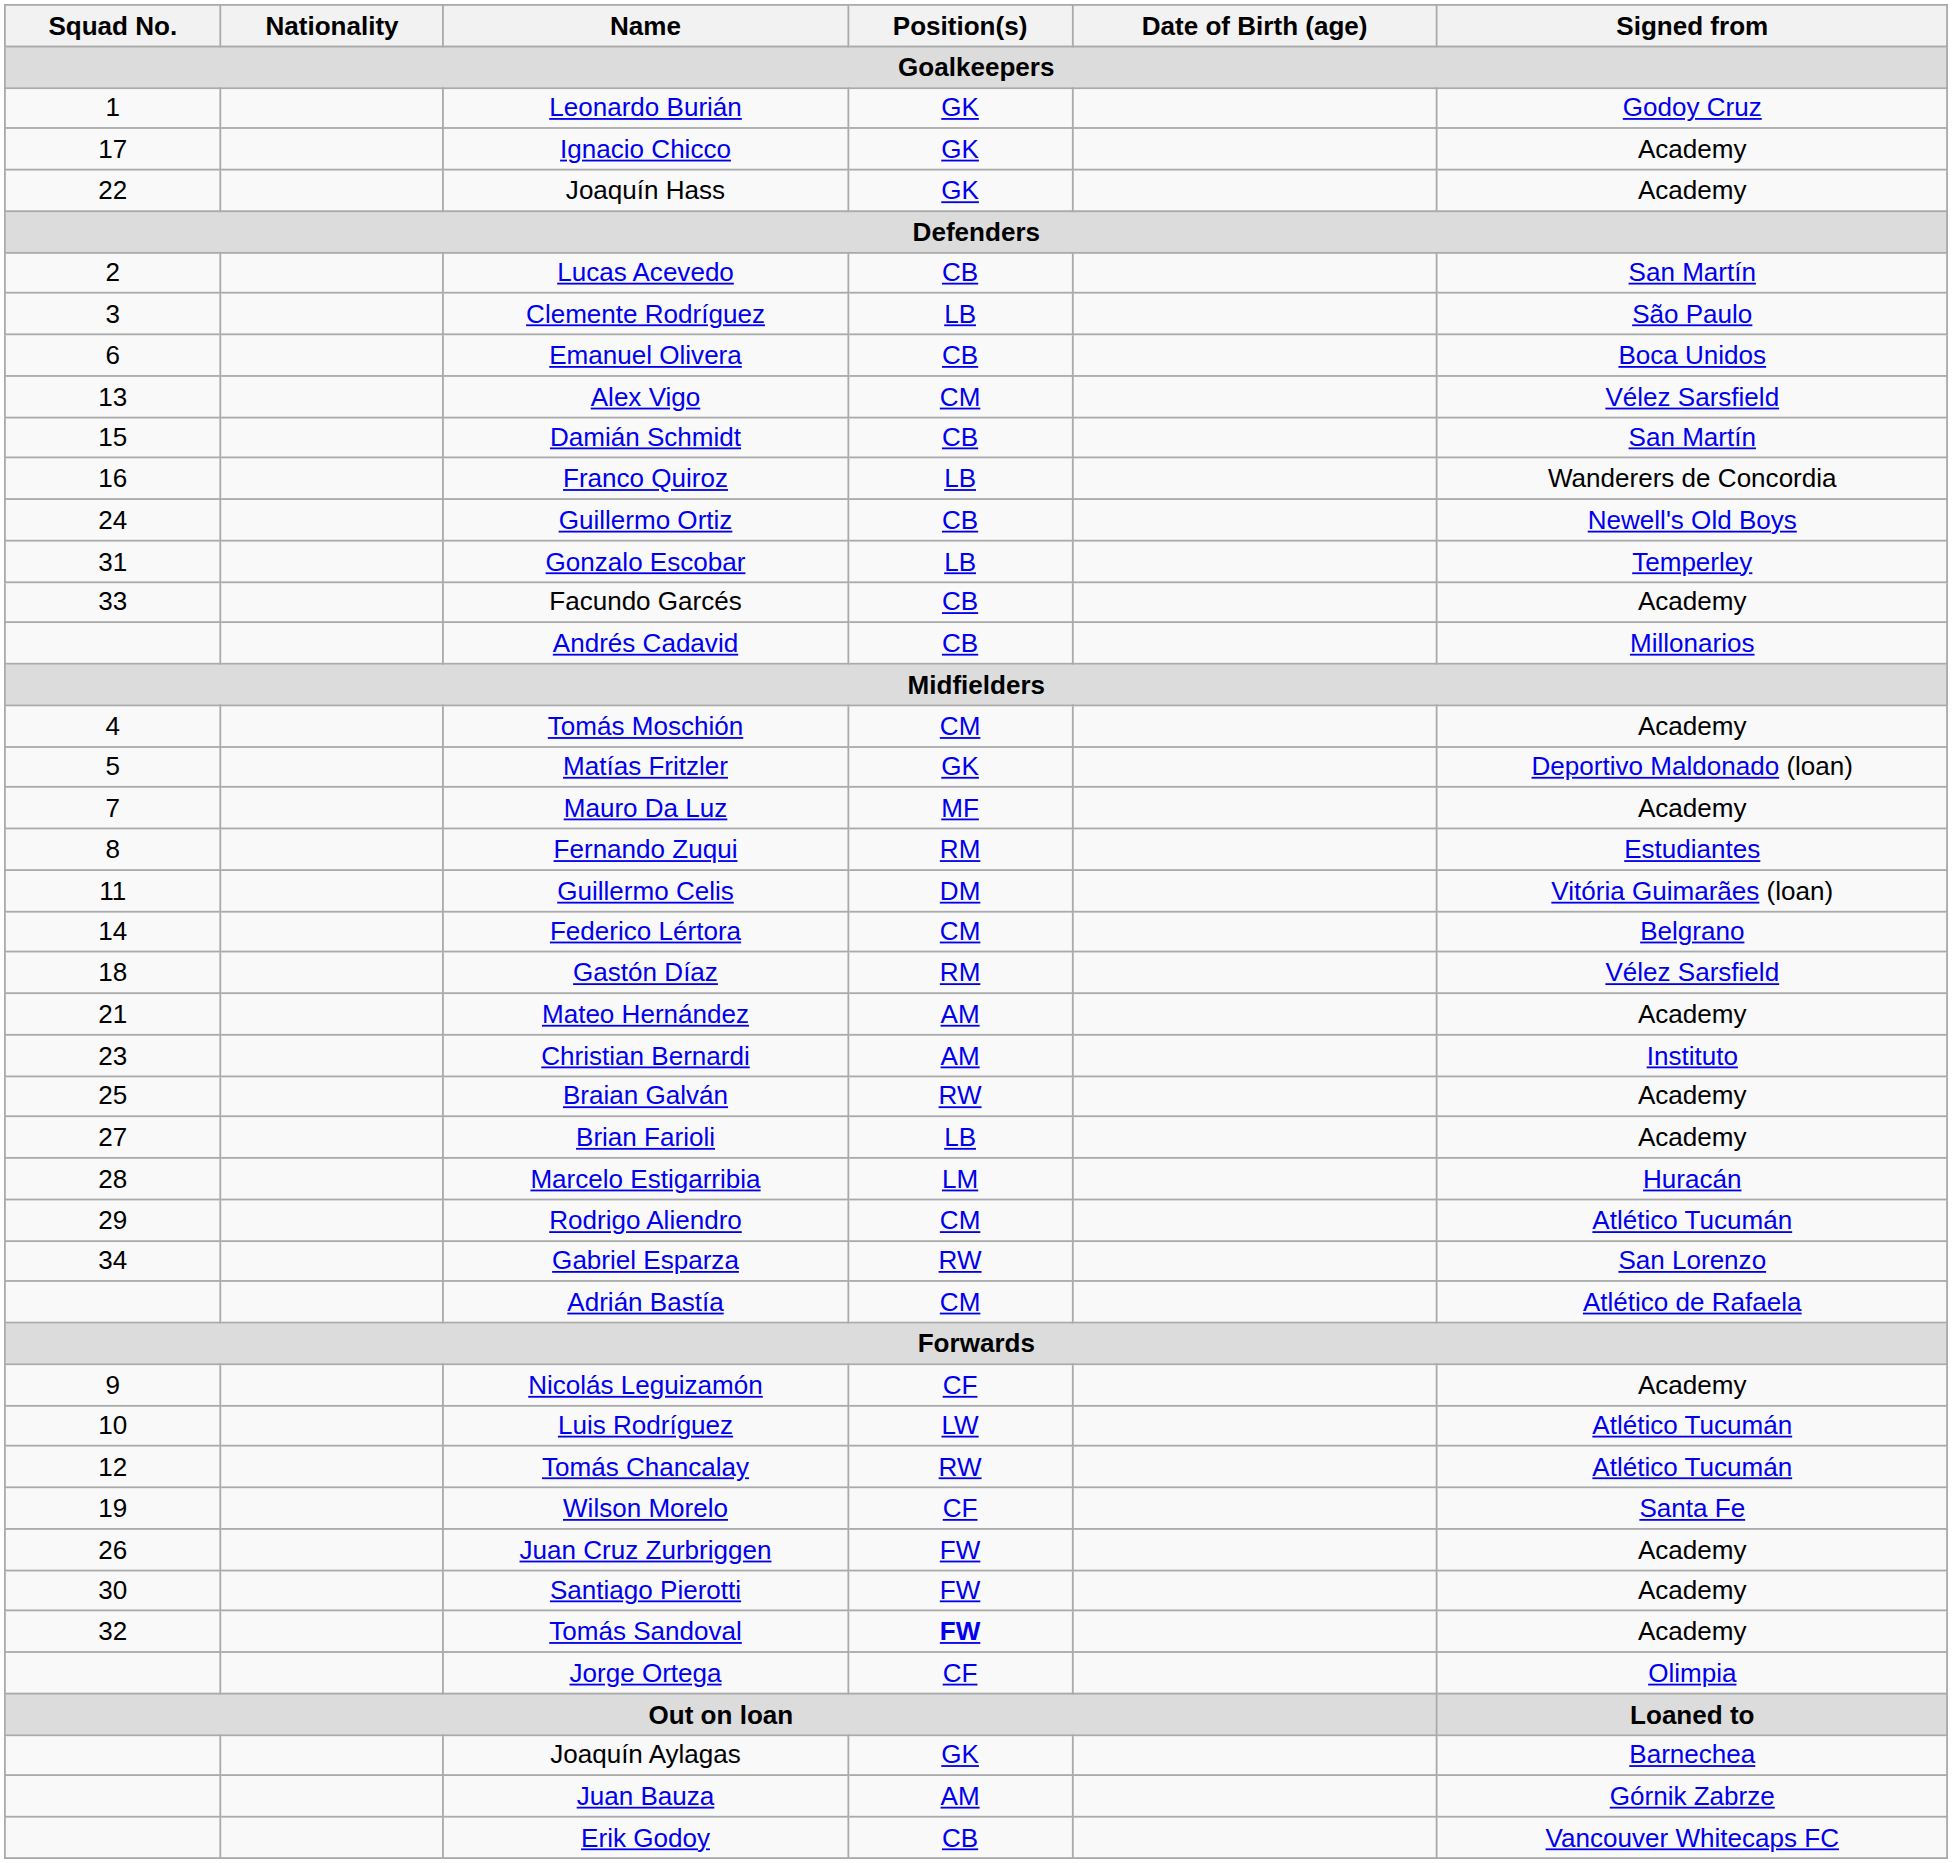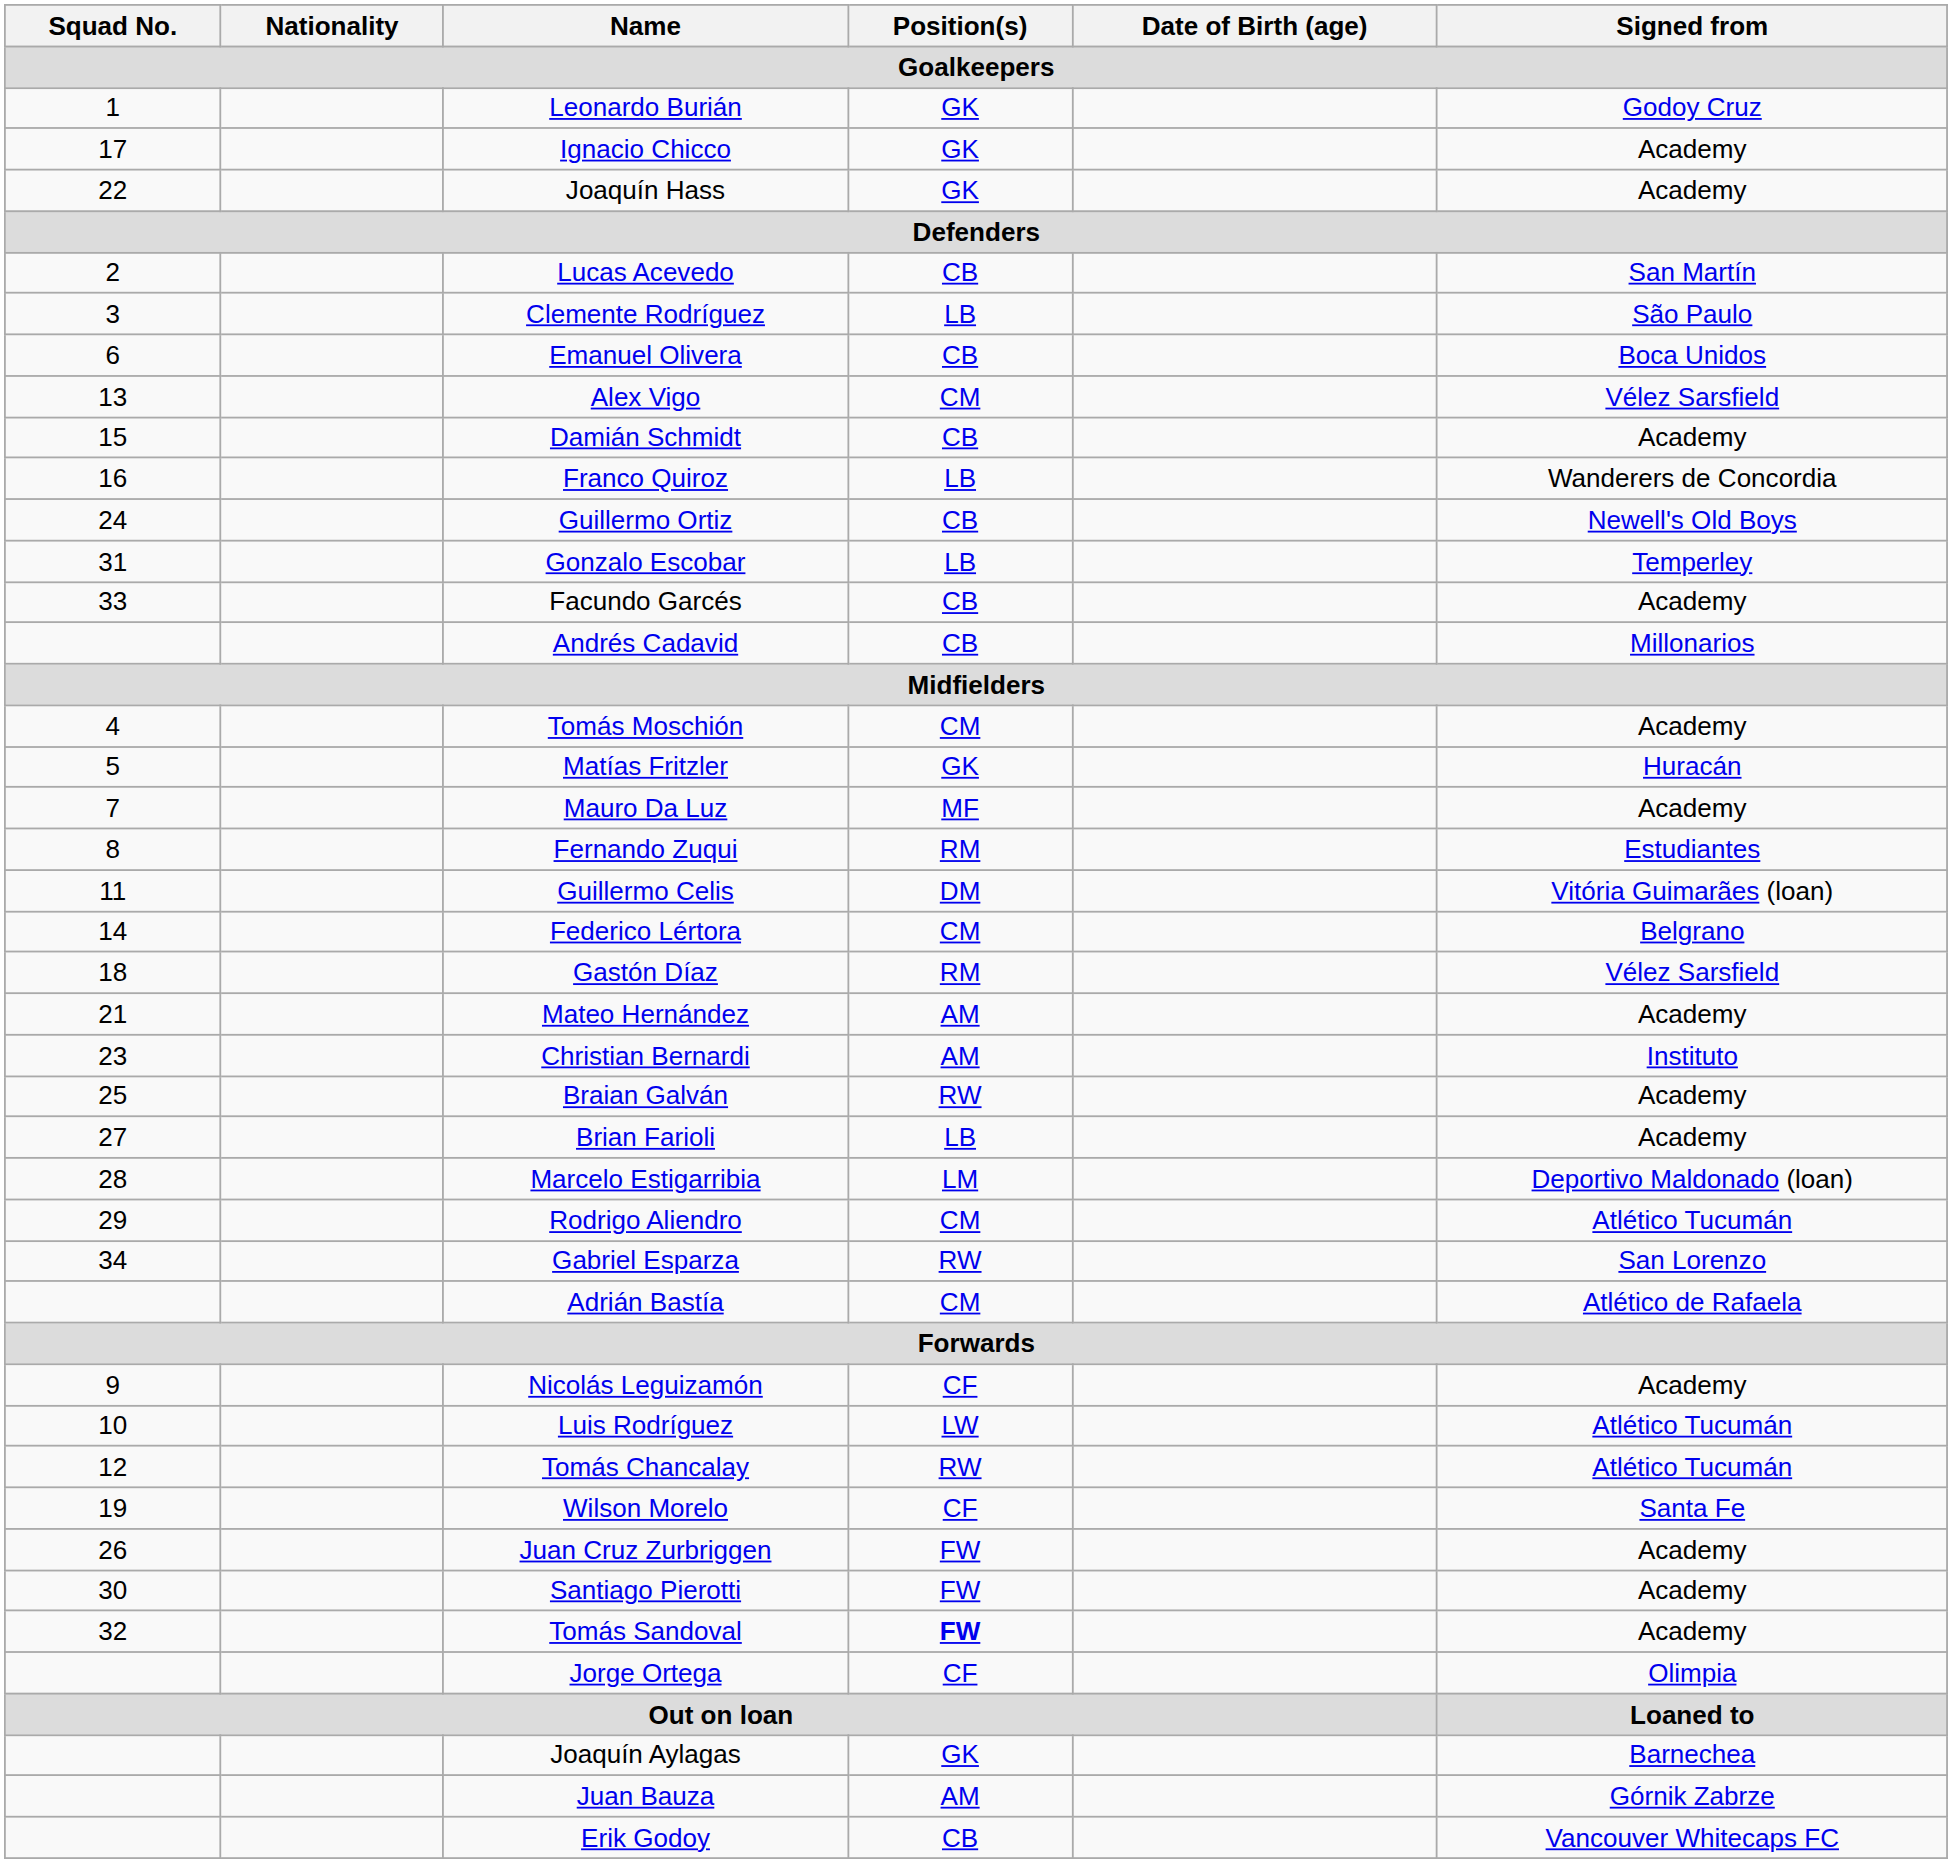(1692, 438) San Martín -> (1692, 438) Academy
(1692, 767) Deportivo Maldonado (loan) -> (1692, 767) Huracán
(1692, 1179) Huracán -> (1692, 1179) Deportivo Maldonado (loan)
